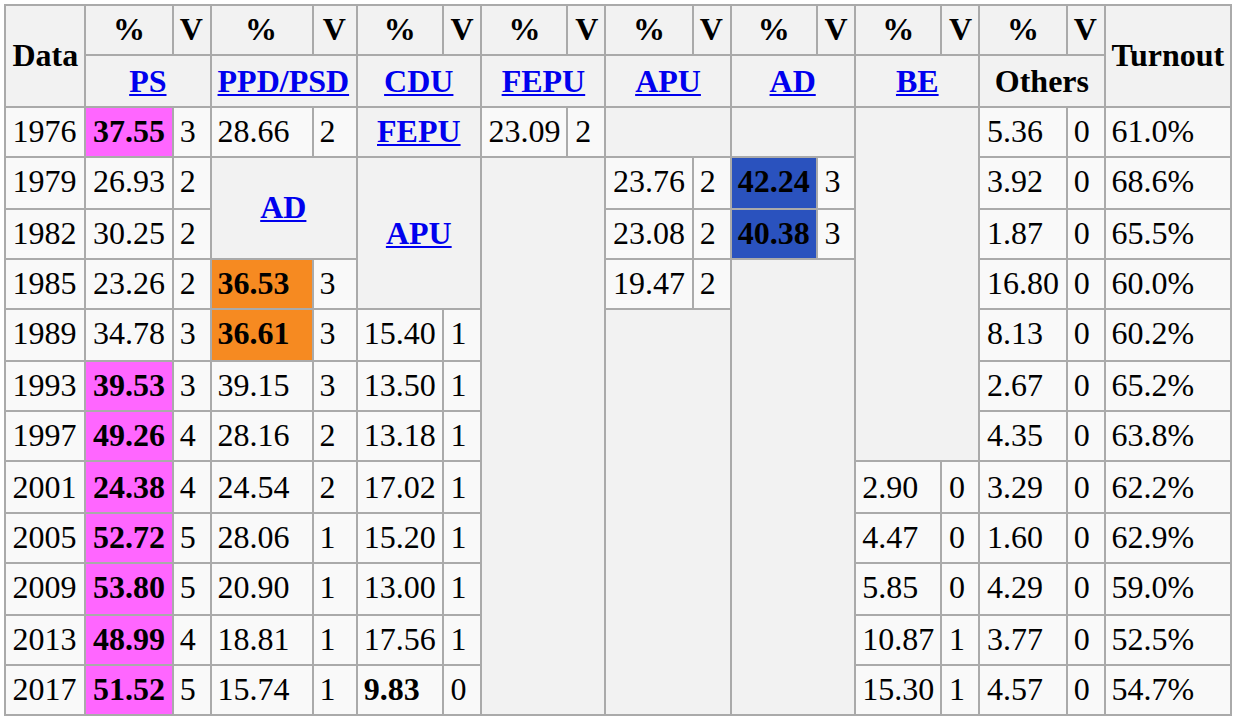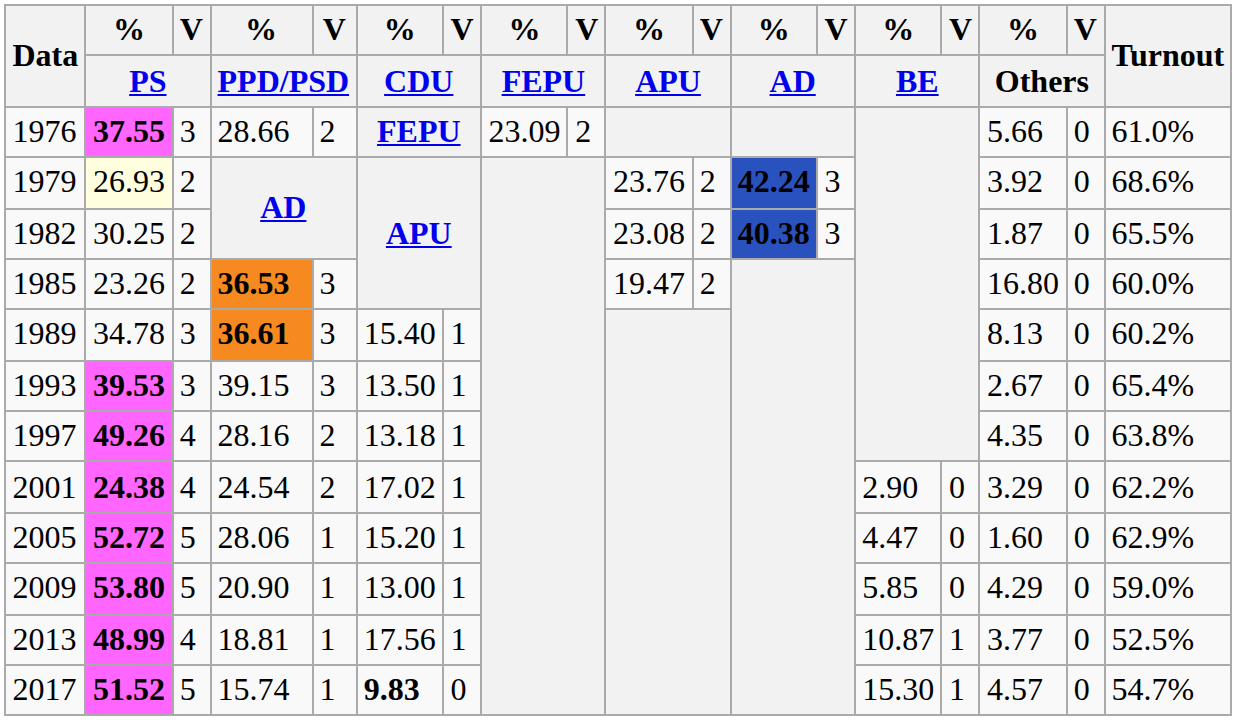(1015, 131) 5.36 -> (1015, 131) 5.66
(129, 182) no background -> (129, 182) lightyellow background
(1153, 385) 65.2% -> (1153, 385) 65.4%
